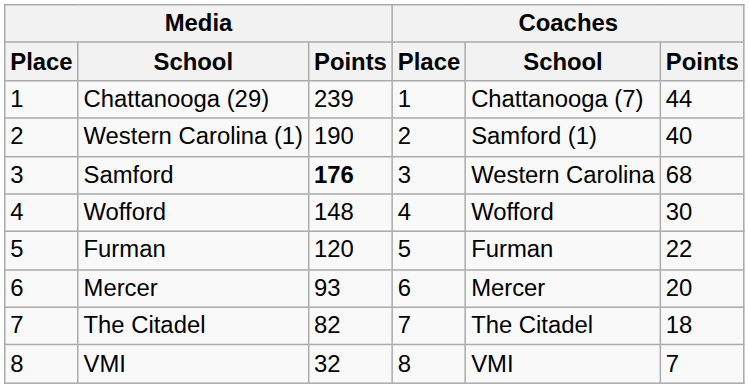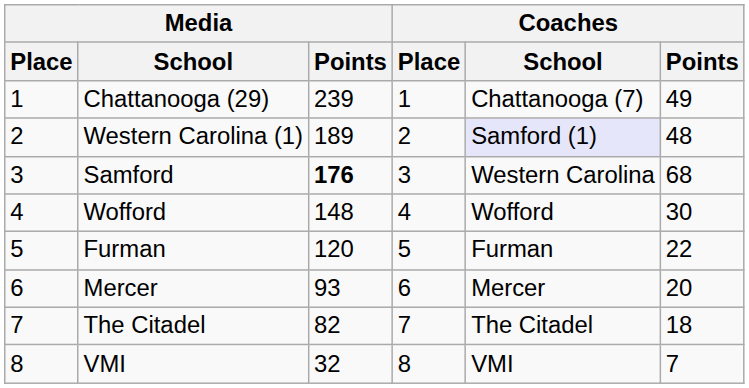(679, 99) 44 -> (679, 99) 49
(334, 136) 190 -> (334, 136) 189
(534, 136) no background -> (534, 136) lavender background
(679, 136) 40 -> (679, 136) 48
